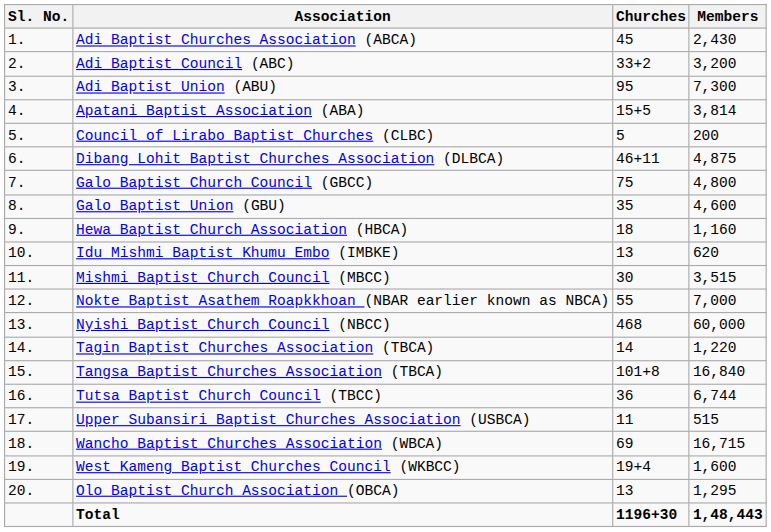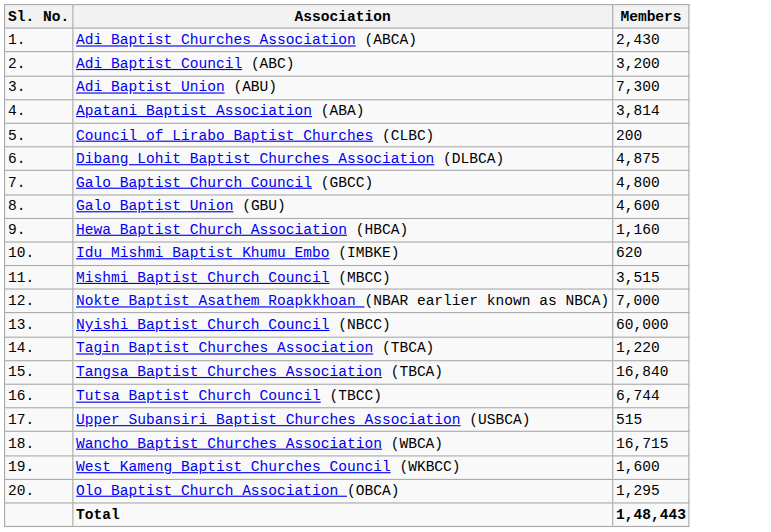- column: (651, 16)
